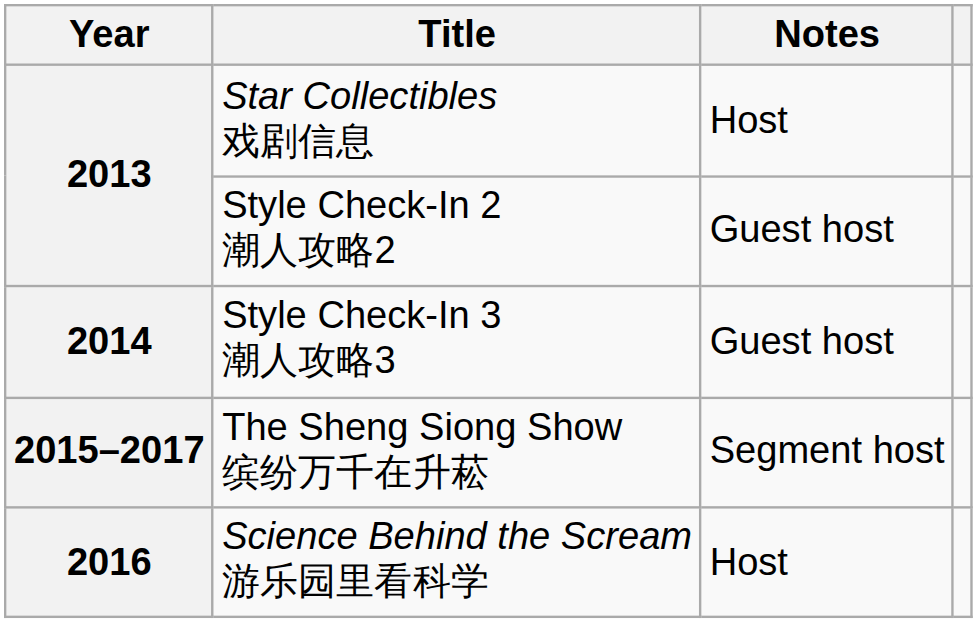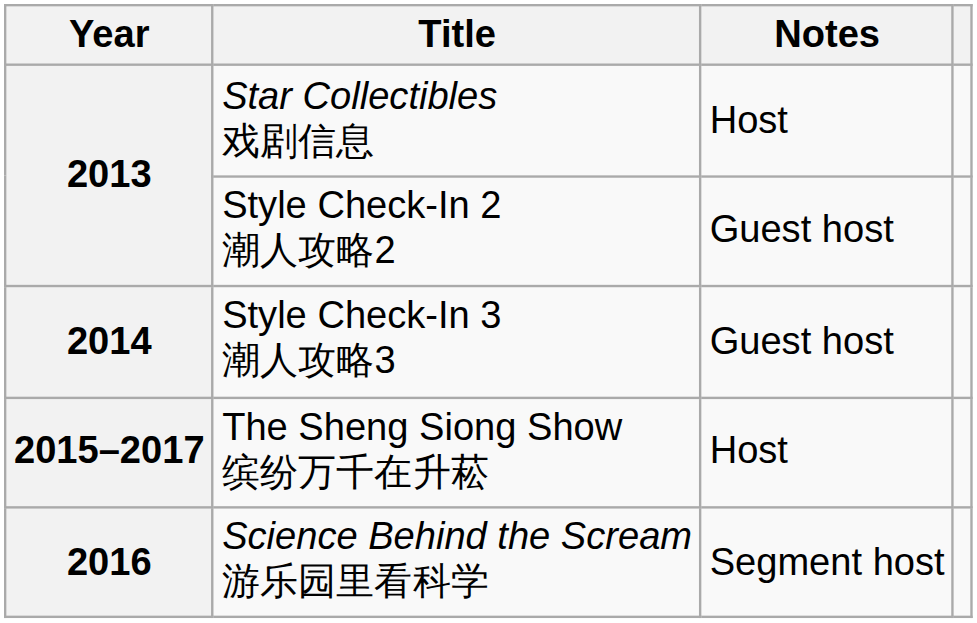(827, 451) Segment host -> (749, 451) Host
(749, 561) Host -> (827, 561) Segment host
